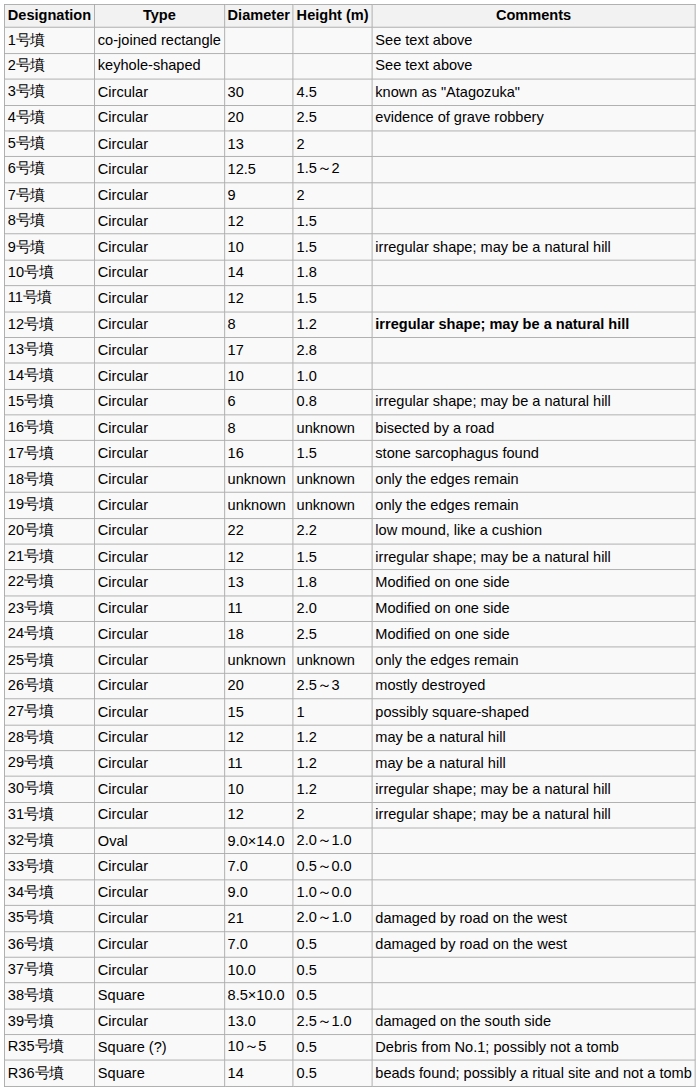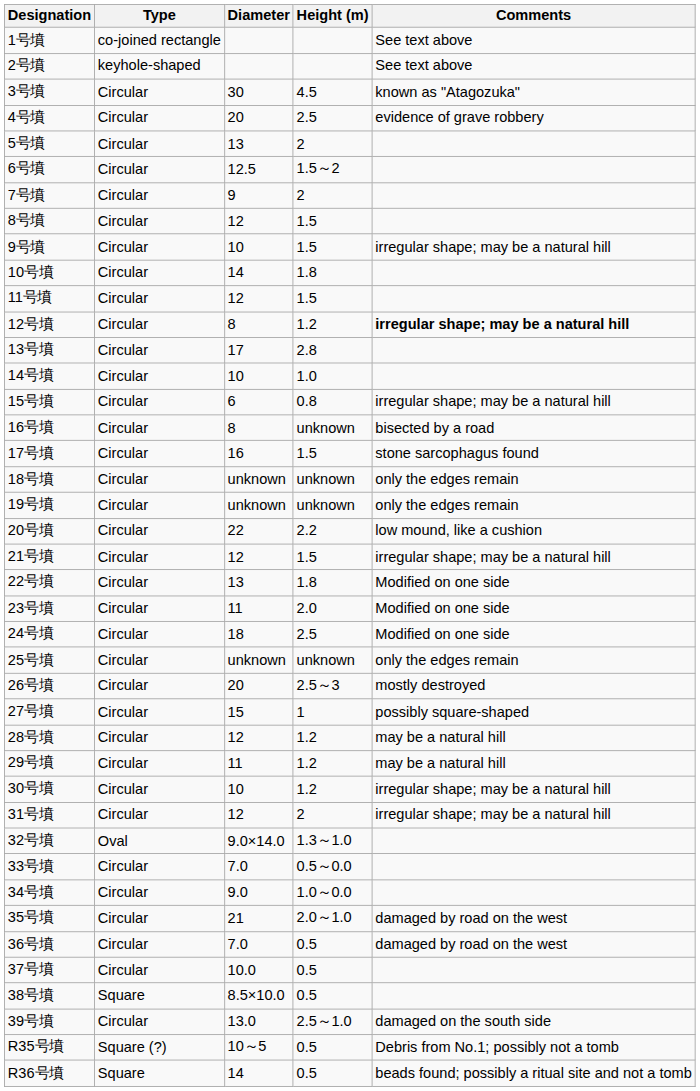(324, 840) 2.0～1.0 -> (324, 840) 1.3～1.0
